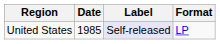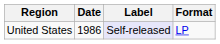(89, 30) 1985 -> (89, 30) 1986
